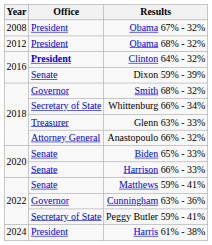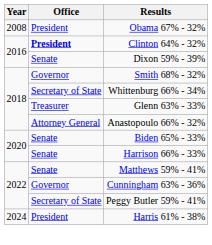- row: (167, 43)
